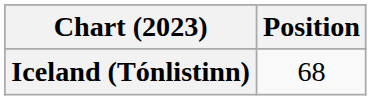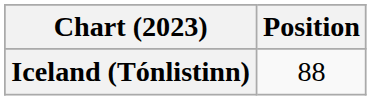(312, 71) 68 -> (312, 71) 88
